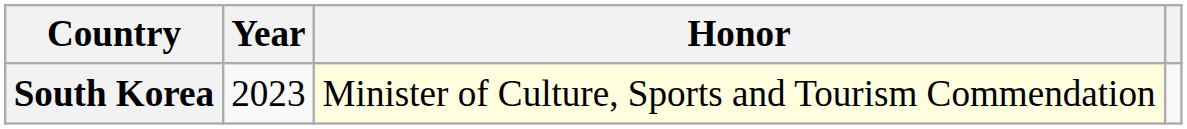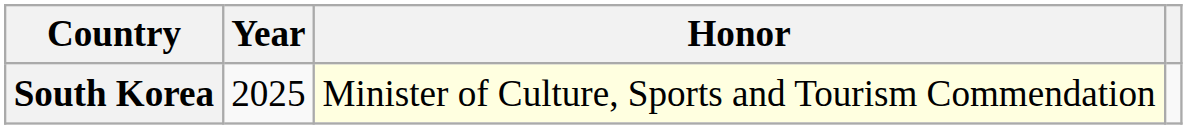(268, 92) 2023 -> (268, 92) 2025
